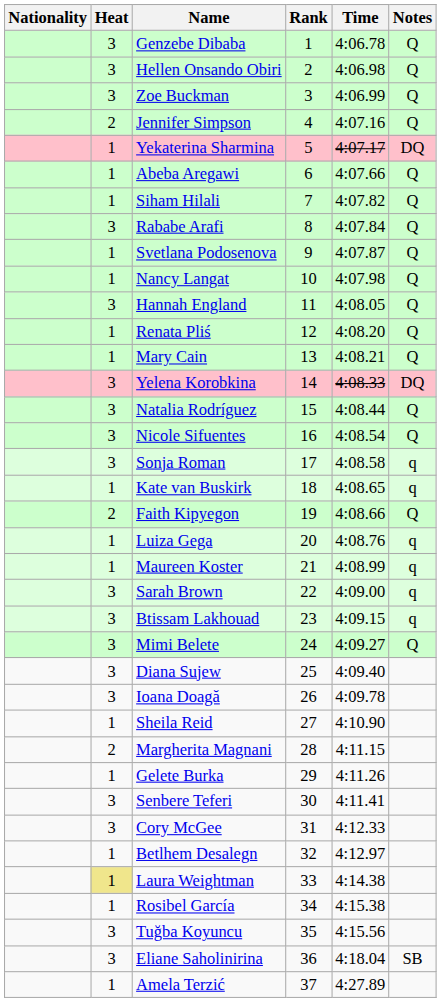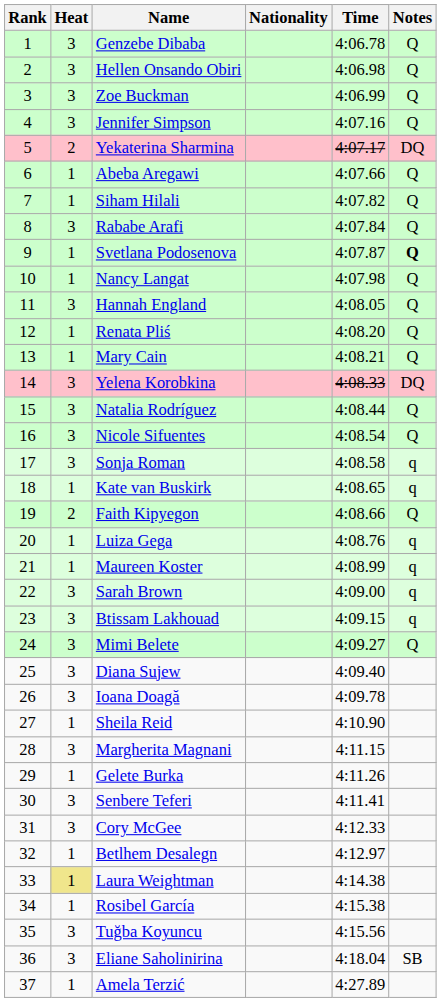columns swapped: (309, 17) <-> (48, 17)
(112, 122) 2 -> (71, 122) 3
(112, 148) 1 -> (71, 148) 2
(413, 252) normal -> (413, 252) bold
(112, 749) 2 -> (71, 749) 3
